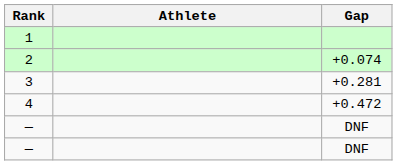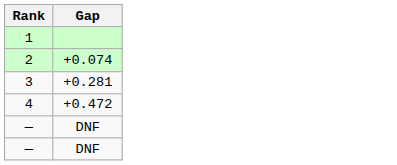- column: (188, 16)
